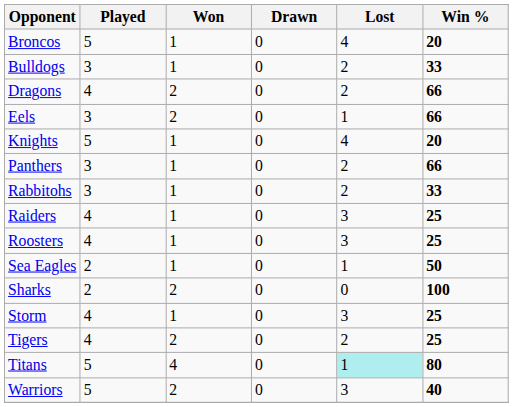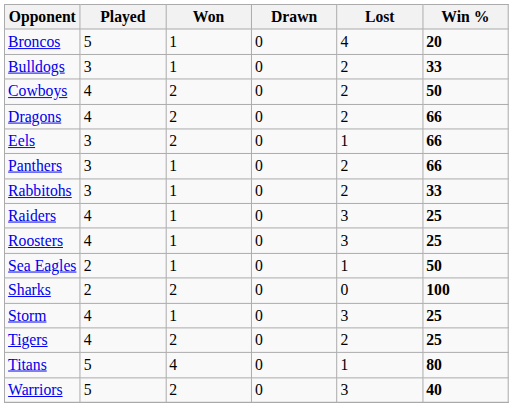+ row: (38, 91)
- row: (33, 141)
(344, 365) paleturquoise background -> (344, 365) no background
